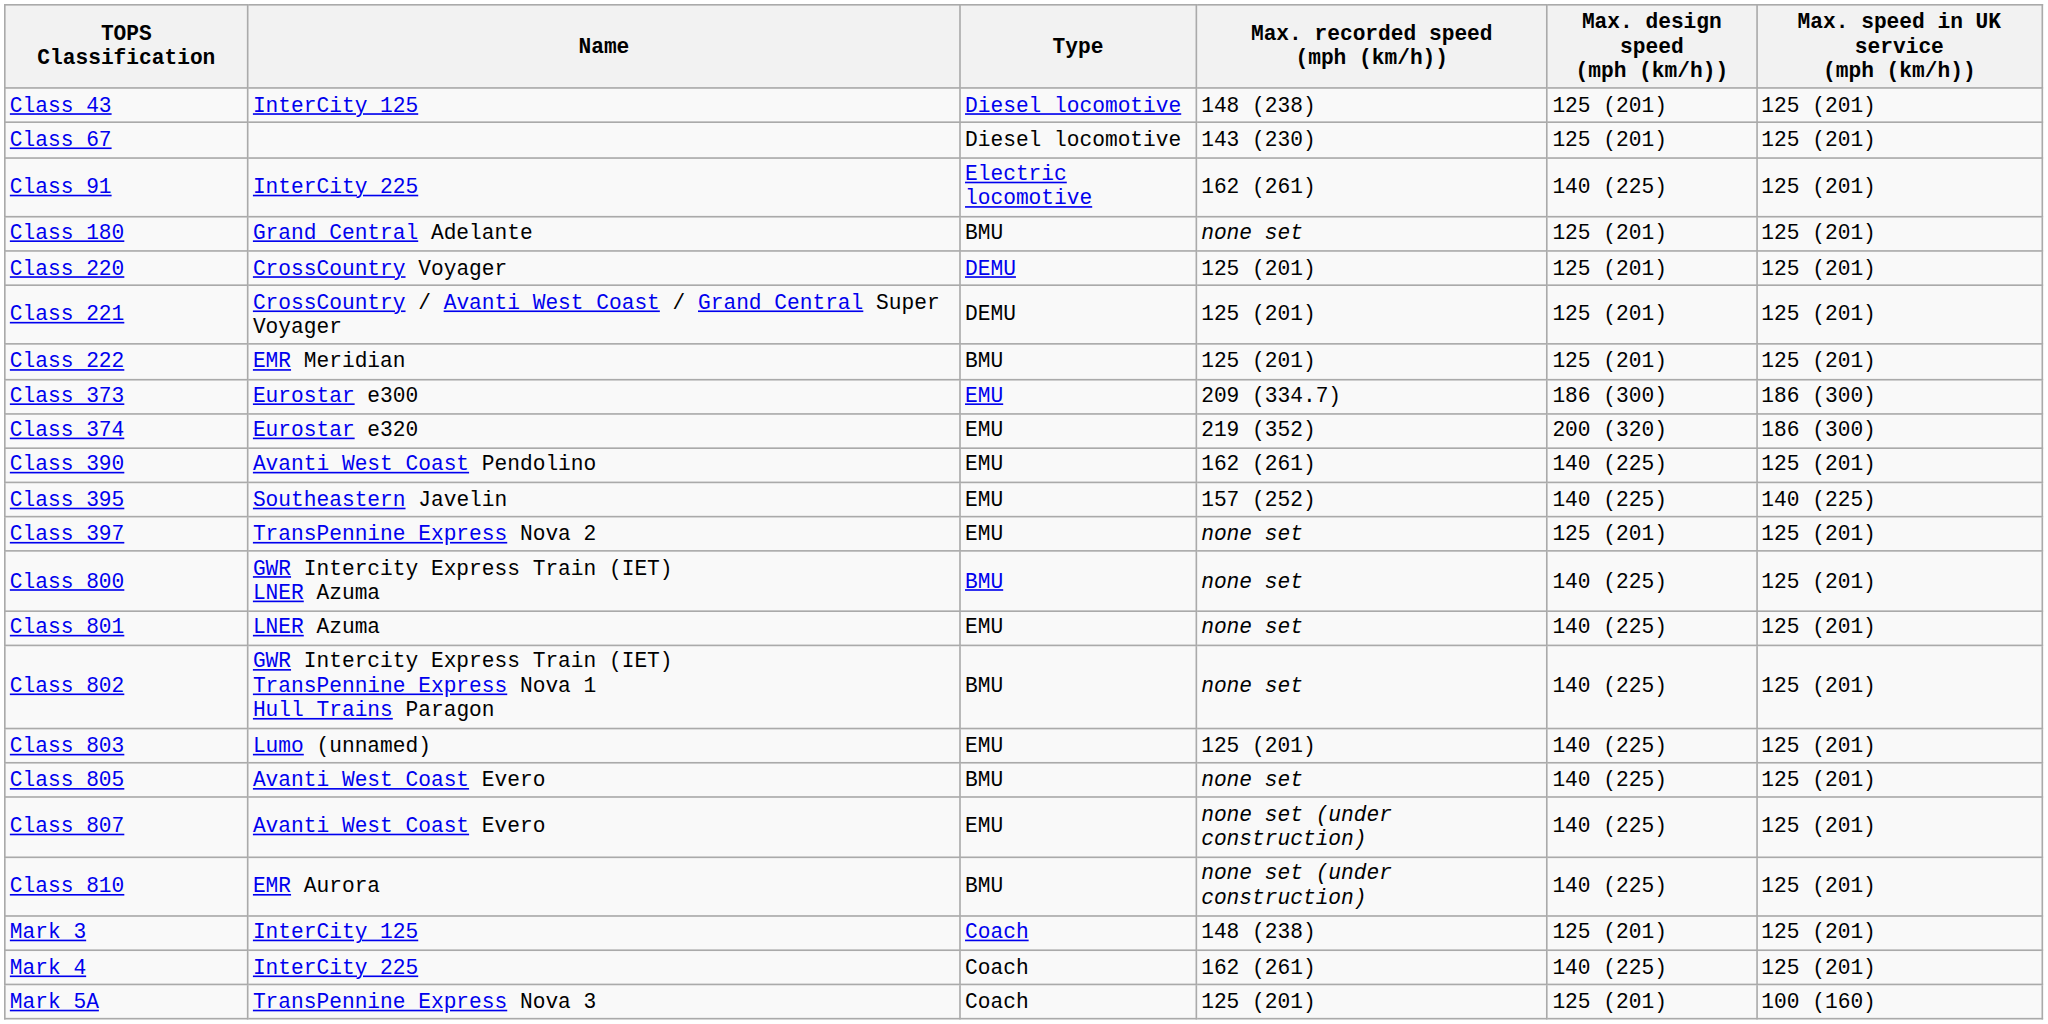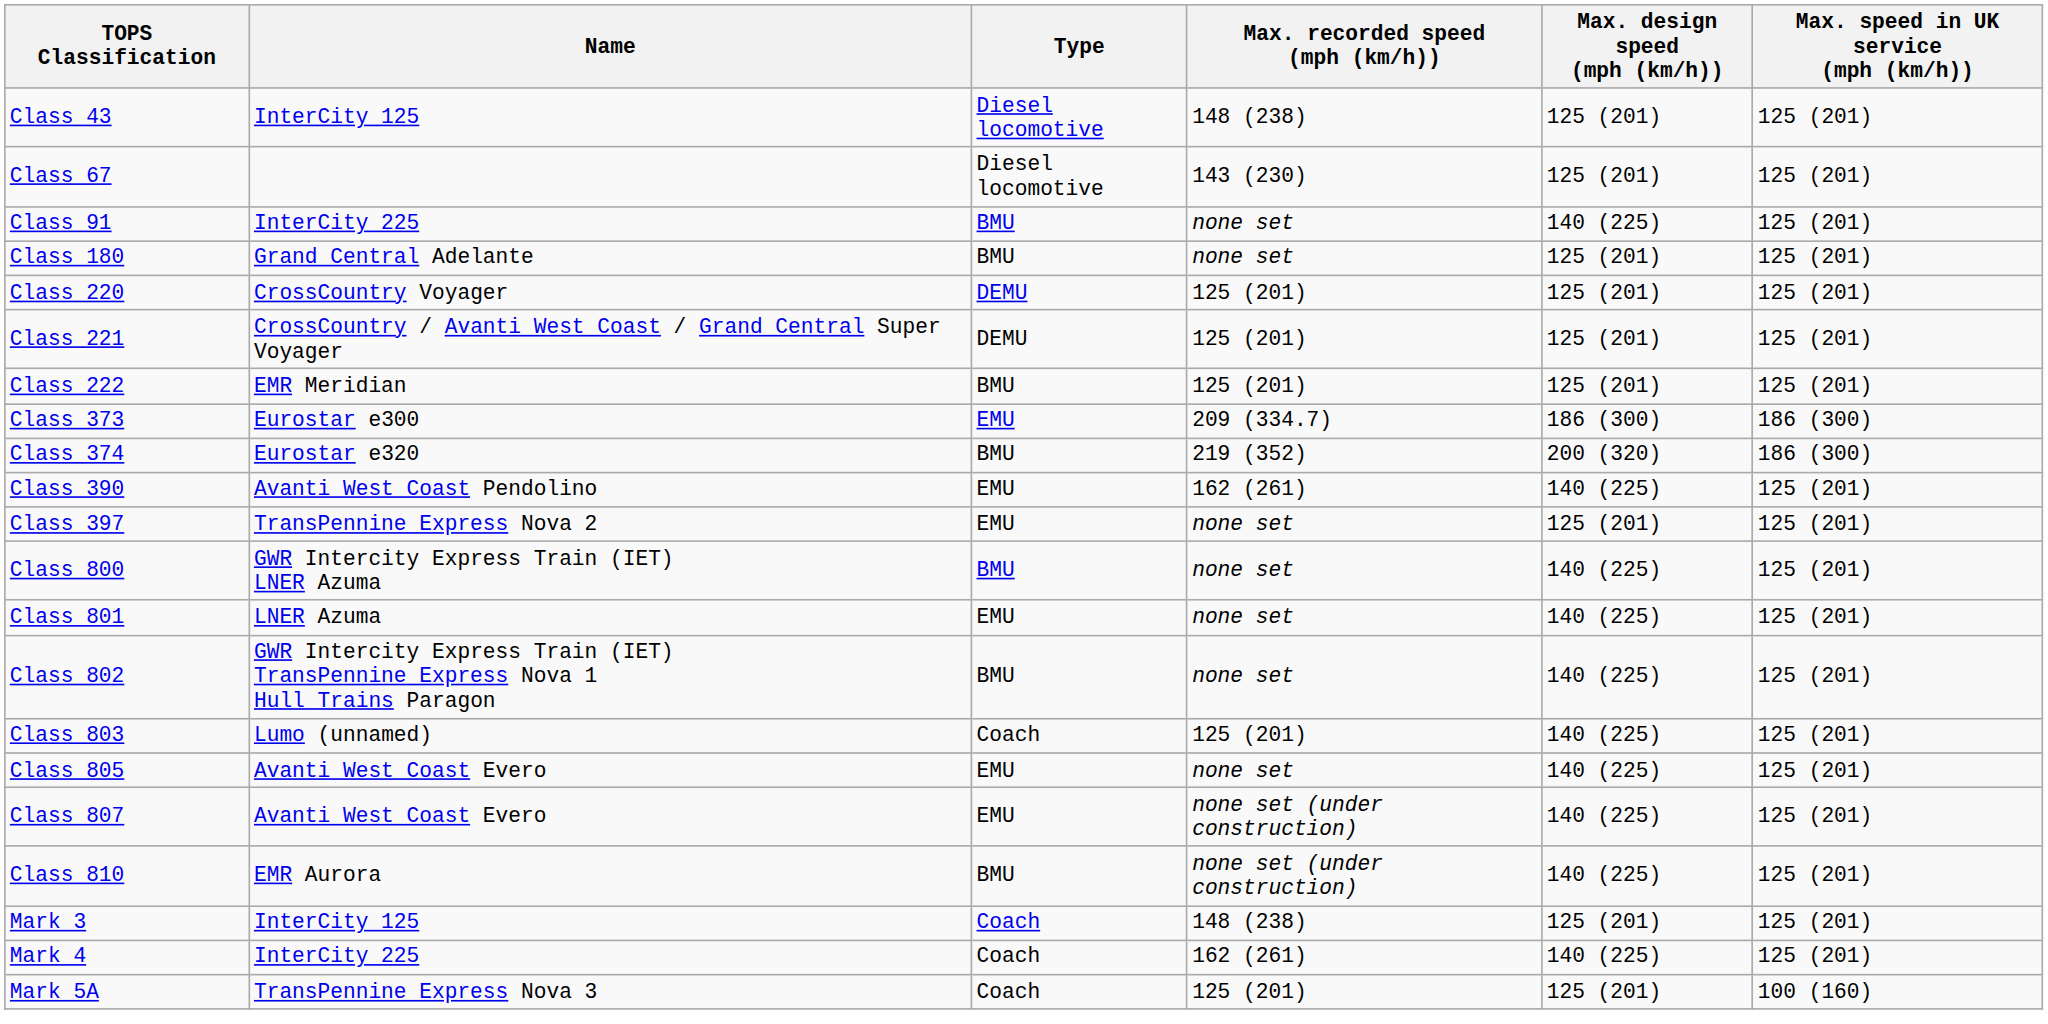(1029, 187) Electric locomotive -> (996, 223) BMU
(1258, 187) 162 (261) -> (1243, 223) none set
(984, 431) EMU -> (996, 455) BMU
- row: (67, 500)
(984, 746) EMU -> (1008, 736) Coach
(984, 780) BMU -> (996, 770) EMU
